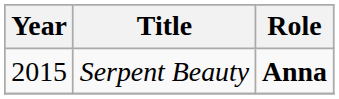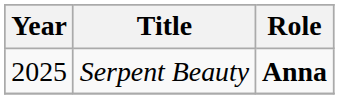(39, 70) 2015 -> (39, 70) 2025
